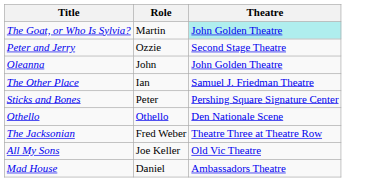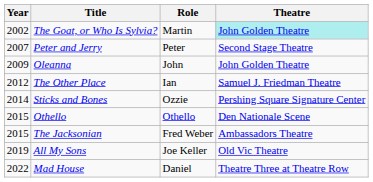+ column: (18, 13)
(148, 47) Ozzie -> (174, 47) Peter
(147, 99) Peter -> (175, 99) Ozzie
(257, 133) Theatre Three at Theatre Row -> (265, 133) Ambassadors Theatre
(239, 168) Ambassadors Theatre -> (283, 168) Theatre Three at Theatre Row
